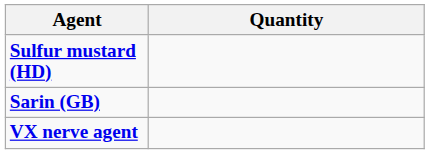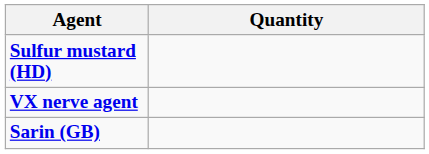rows swapped: (55, 102) <-> (74, 132)
